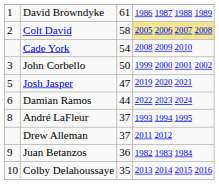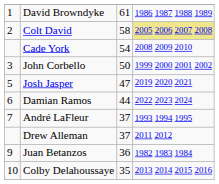(10, 118) 8 -> (10, 118) 7
